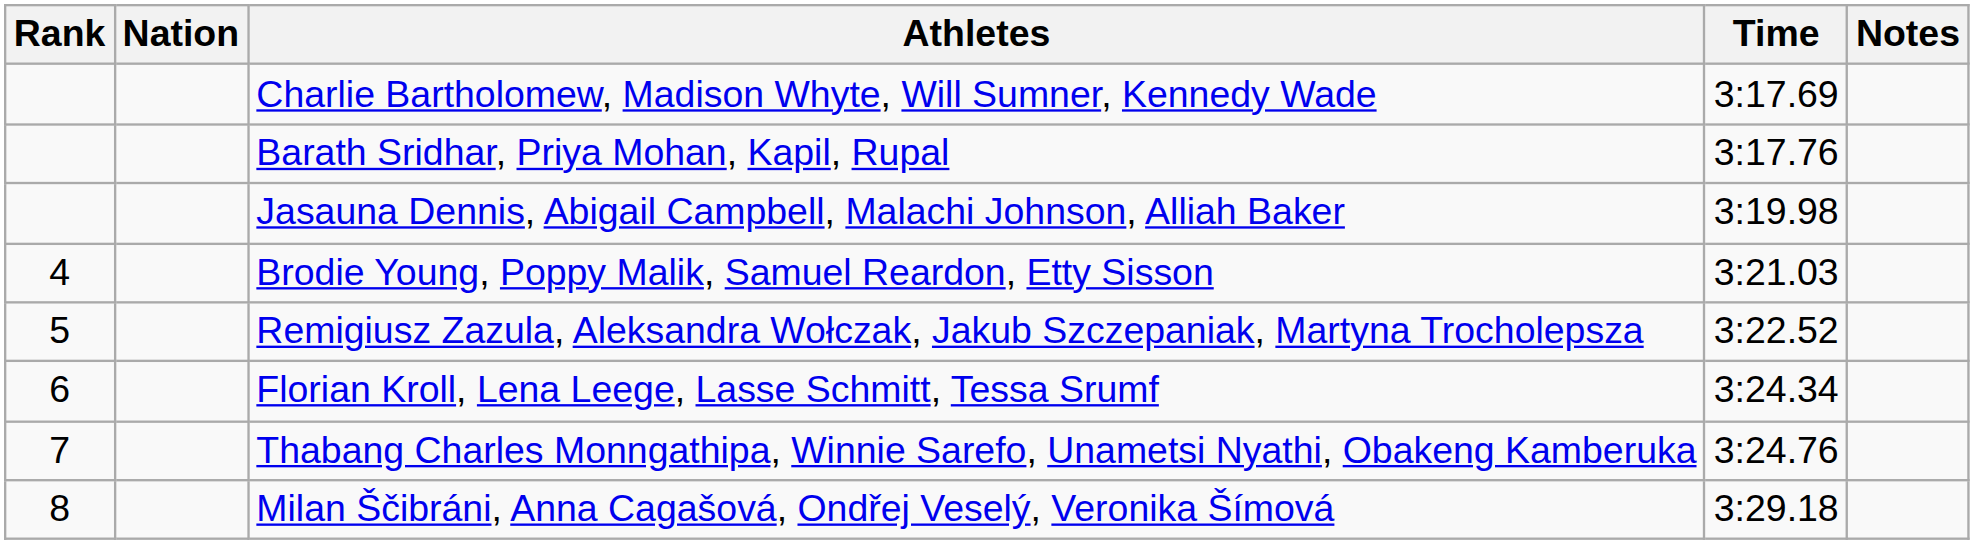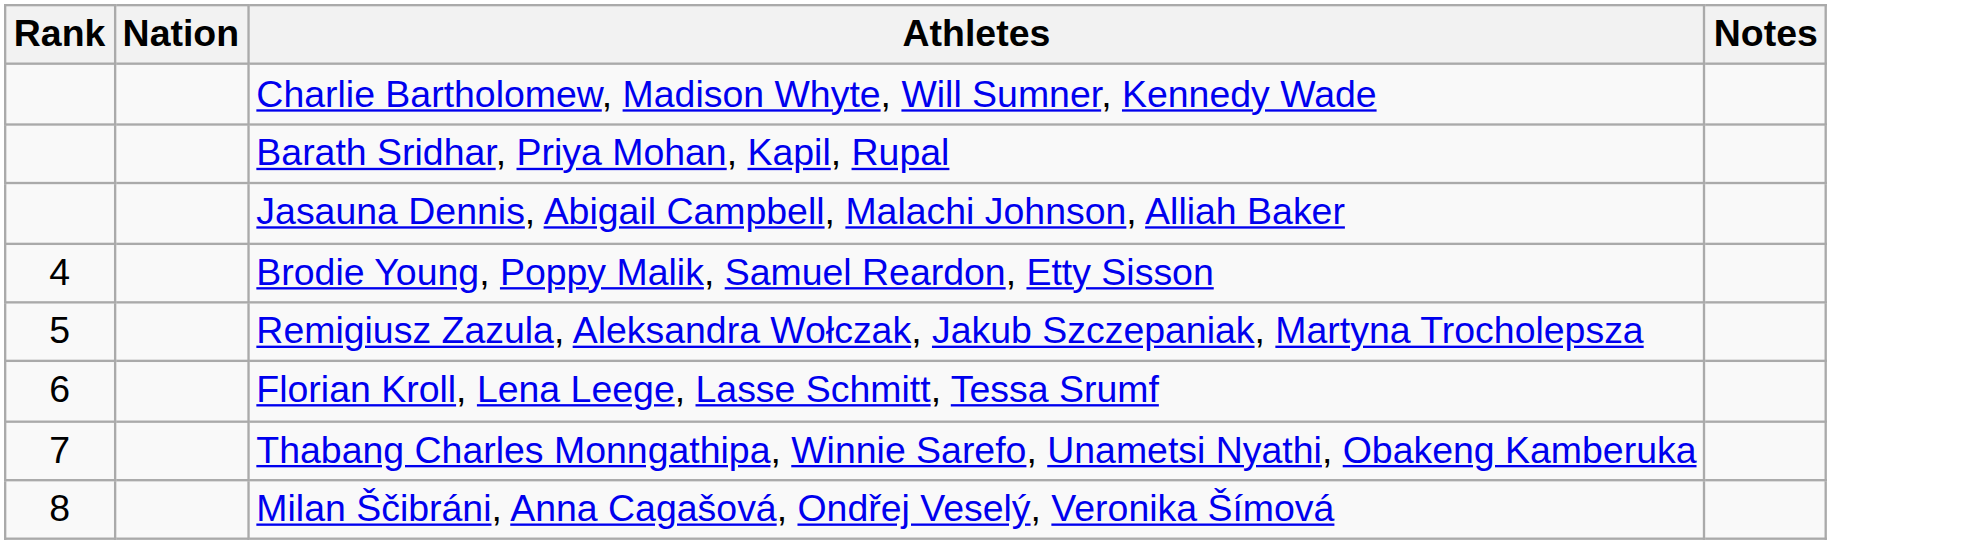- column: (1776, 34)
